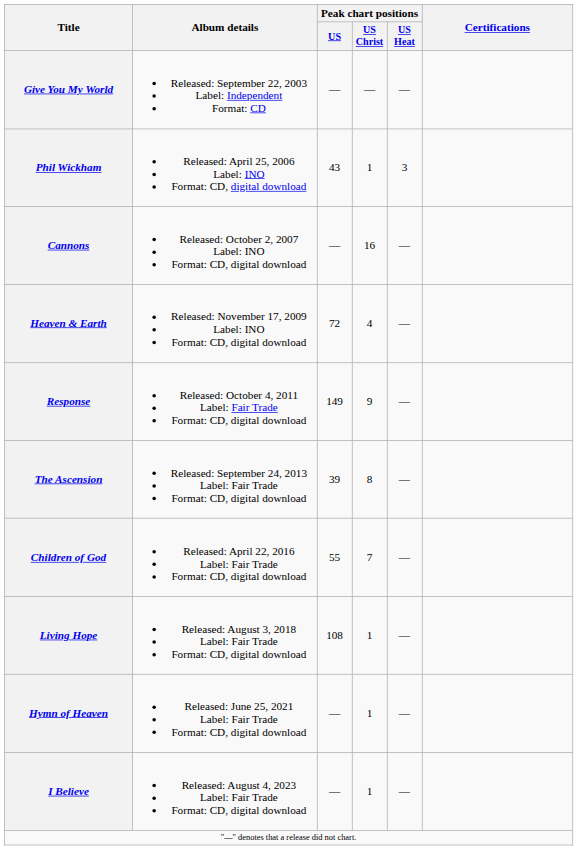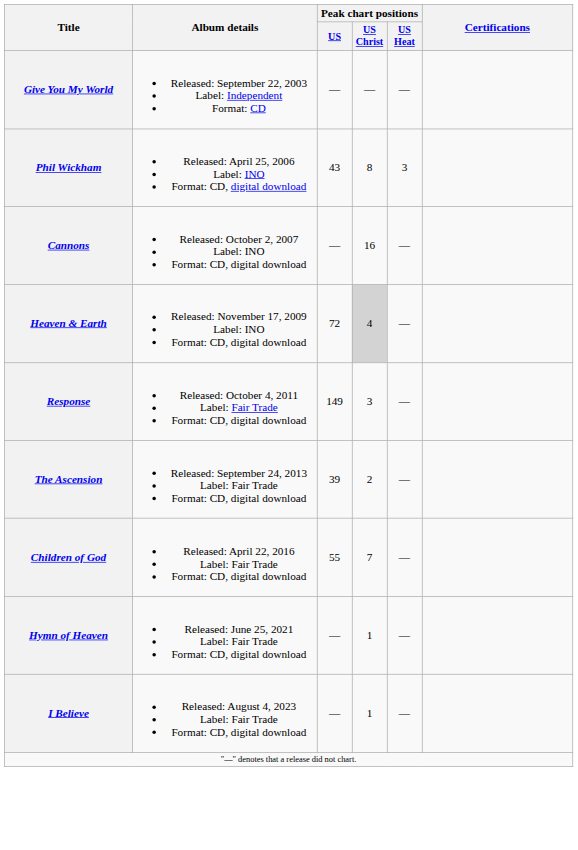(370, 167) 1 -> (370, 167) 8
(370, 323) no background -> (370, 323) lightgrey background
(370, 401) 9 -> (370, 401) 3
(370, 479) 8 -> (370, 479) 2
- row: (69, 635)
